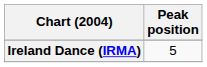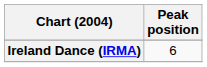(173, 51) 5 -> (173, 51) 6
